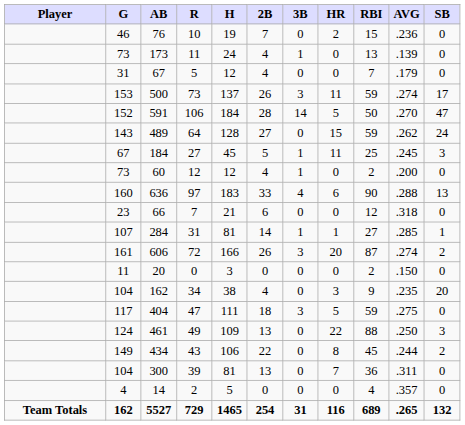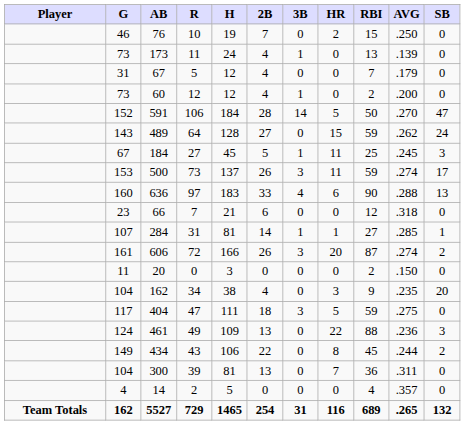(407, 34) .236 -> (407, 34) .250
rows swapped: (159, 93) <-> (159, 172)
(407, 331) .250 -> (407, 331) .236
